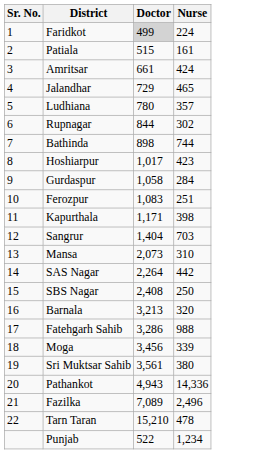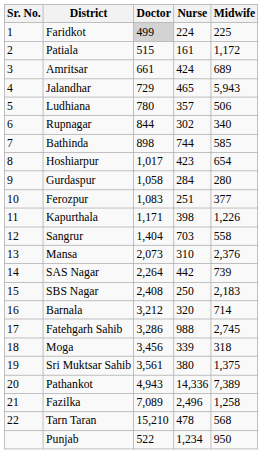+ column: (235, 13)
(150, 310) 3,213 -> (150, 310) 3,212
